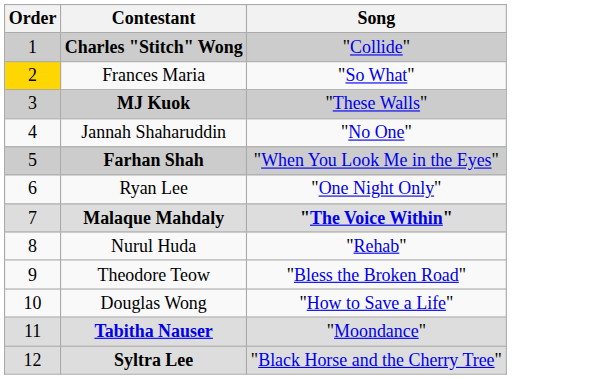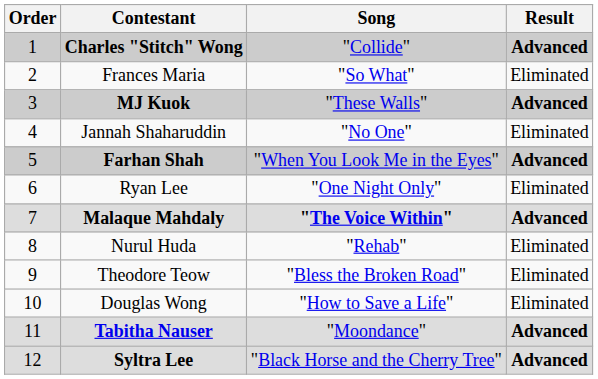+ column: (549, 18)
(33, 75) gold background -> (33, 75) no background
